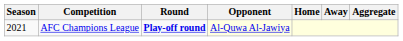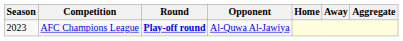(17, 28) 2021 -> (17, 28) 2023
(250, 28) lightyellow background -> (250, 28) no background
